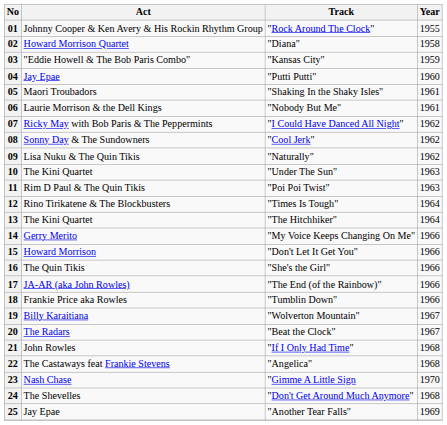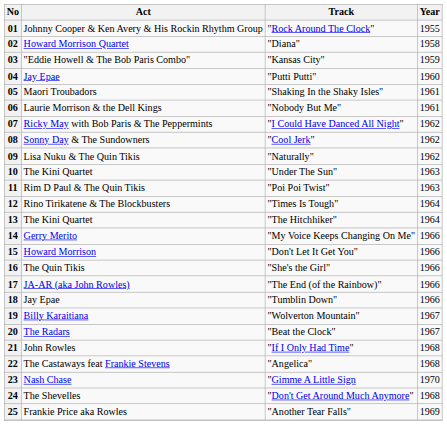(75, 300) Frankie Price aka Rowles -> (42, 300) Jay Epae
(42, 412) Jay Epae -> (75, 412) Frankie Price aka Rowles
